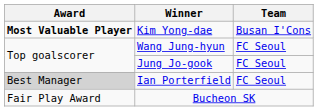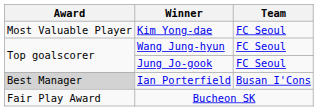(69, 30) bold -> (69, 30) normal
(274, 30) Busan I'Cons -> (261, 30) FC Seoul
(261, 81) FC Seoul -> (274, 81) Busan I'Cons
